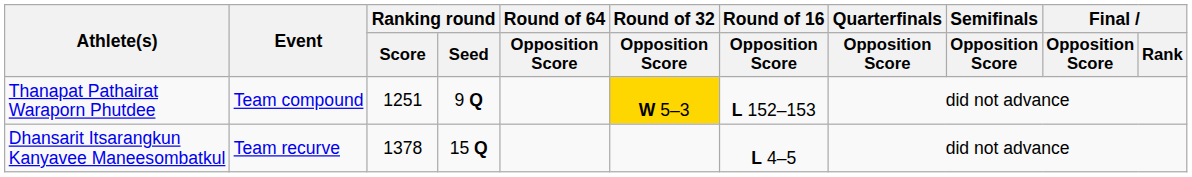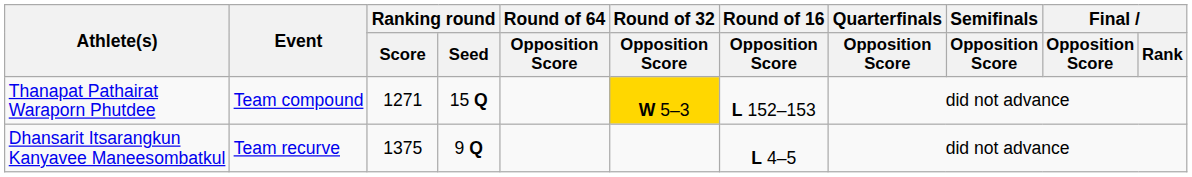(403, 101) 1251 -> (403, 101) 1271
(469, 101) 9 Q -> (469, 101) 15 Q
(403, 148) 1378 -> (403, 148) 1375
(469, 148) 15 Q -> (469, 148) 9 Q
